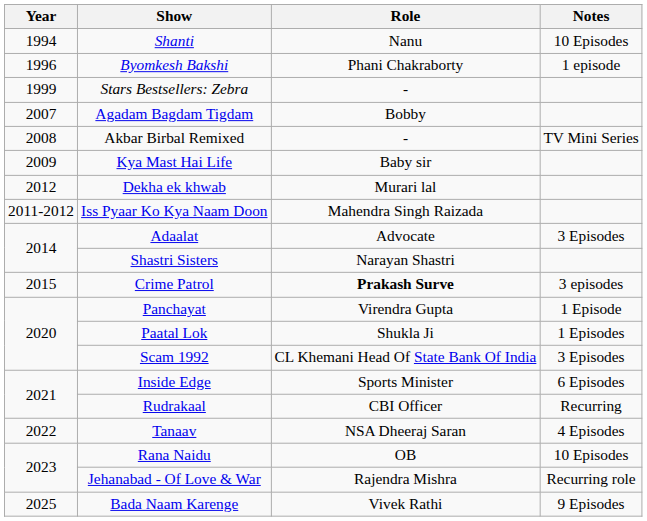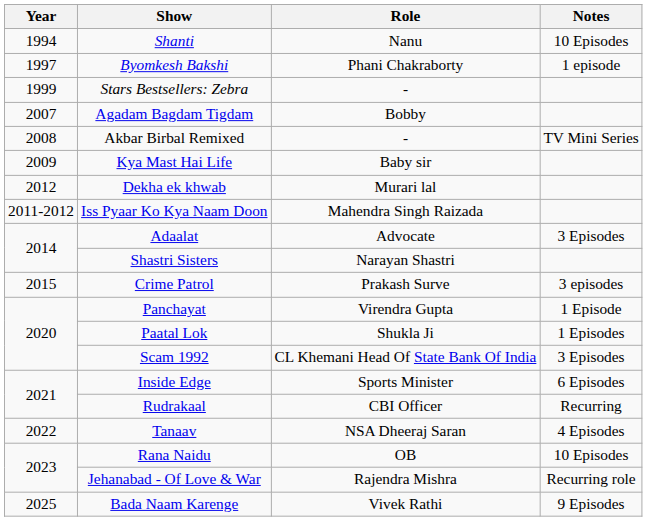(41, 65) 1996 -> (41, 65) 1997
(405, 284) bold -> (405, 284) normal
